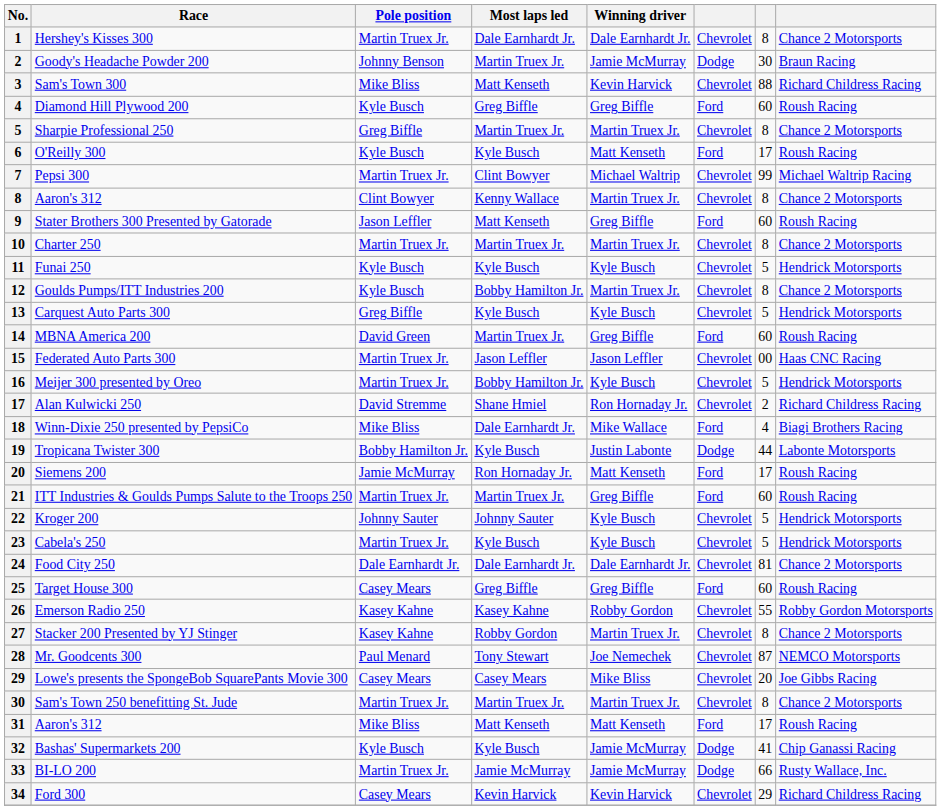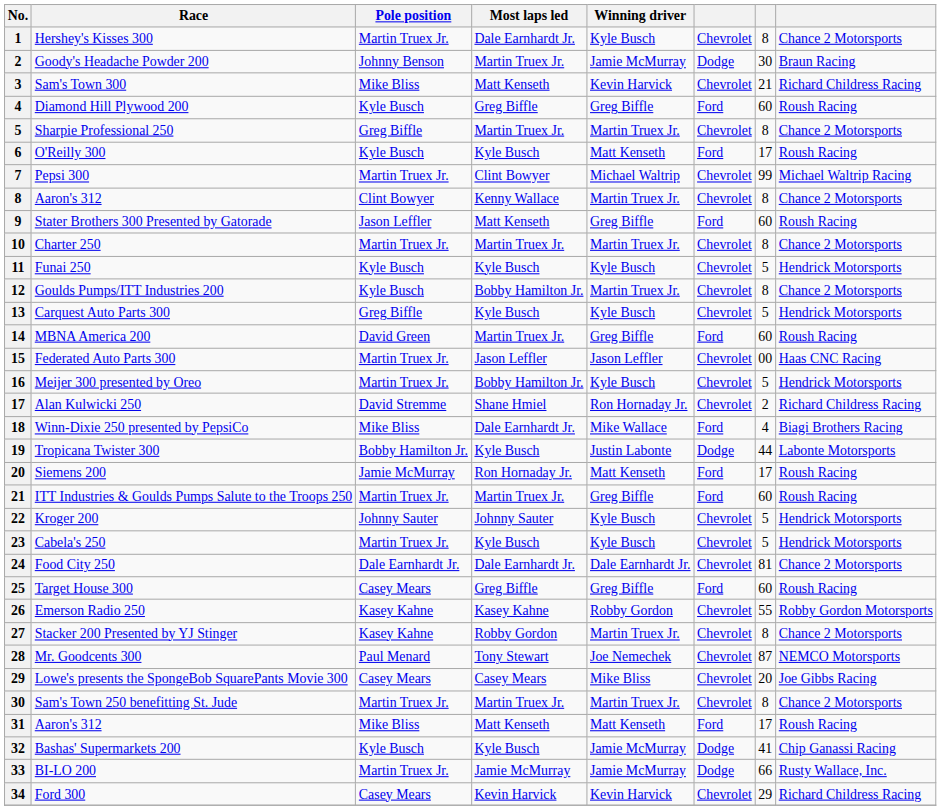(640, 38) Dale Earnhardt Jr. -> (623, 38) Kyle Busch
(765, 84) 88 -> (765, 84) 21
